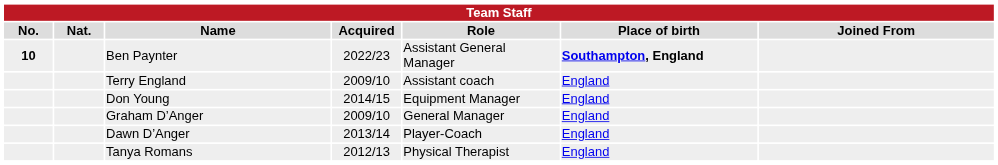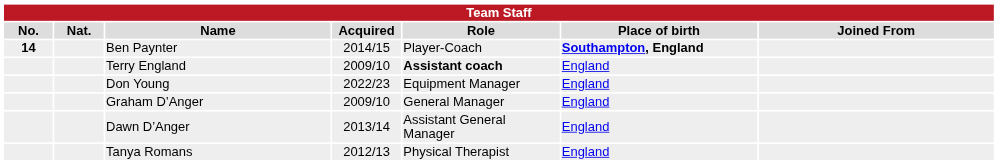(28, 55) 10 -> (28, 48) 14
(367, 55) 2022/23 -> (367, 48) 2014/15
(454, 55) Assistant General Manager -> (443, 48) Player-Coach
(449, 80) normal -> (453, 66) bold
(367, 98) 2014/15 -> (367, 84) 2022/23
(443, 134) Player-Coach -> (454, 127) Assistant General Manager
